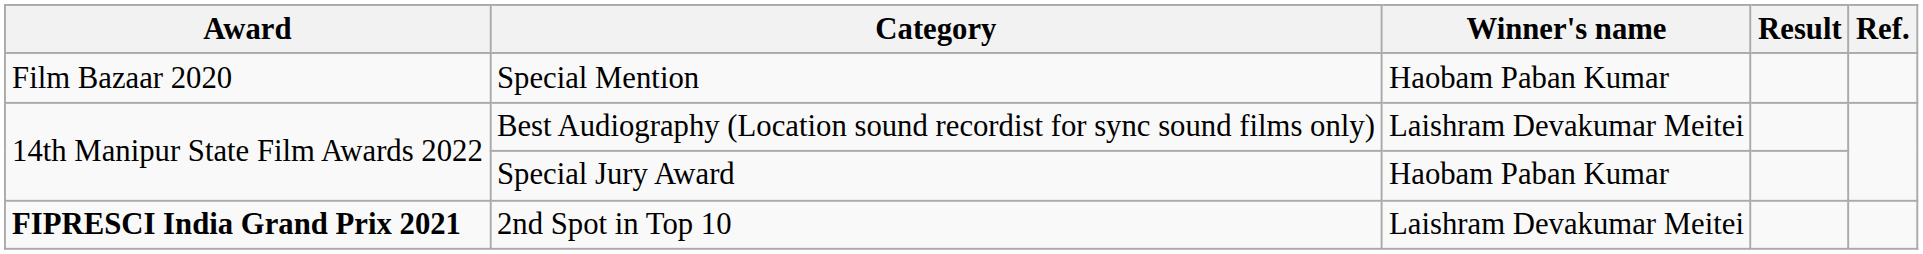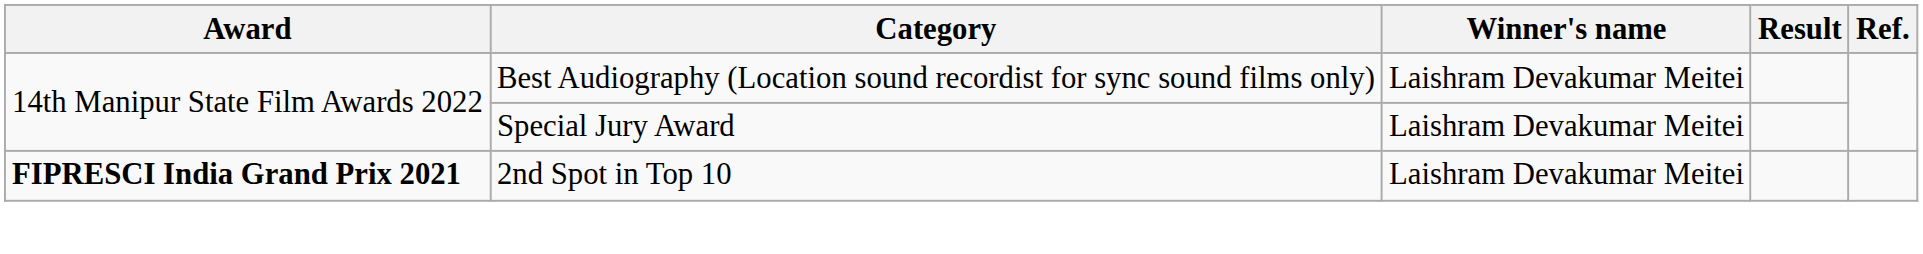- row: (598, 77)
(1529, 175) Haobam Paban Kumar -> (1567, 126) Laishram Devakumar Meitei
